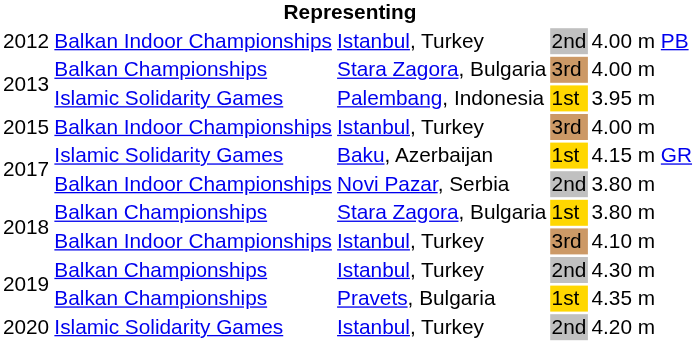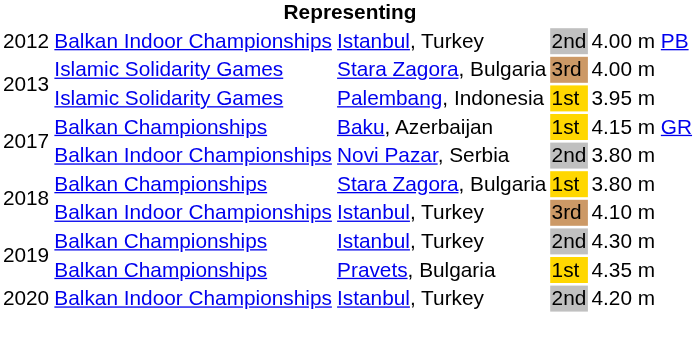(161, 69) Balkan Championships -> (169, 69) Islamic Solidarity Games
- row: (26, 126)
(169, 155) Islamic Solidarity Games -> (161, 126) Balkan Championships
(169, 327) Islamic Solidarity Games -> (193, 298) Balkan Indoor Championships
